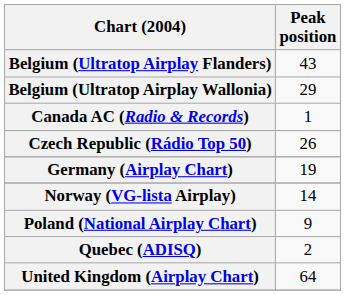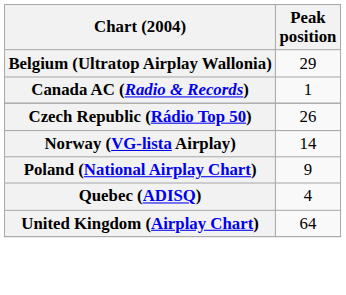- row: (140, 63)
- row: (140, 169)
(308, 249) 2 -> (308, 196) 4
